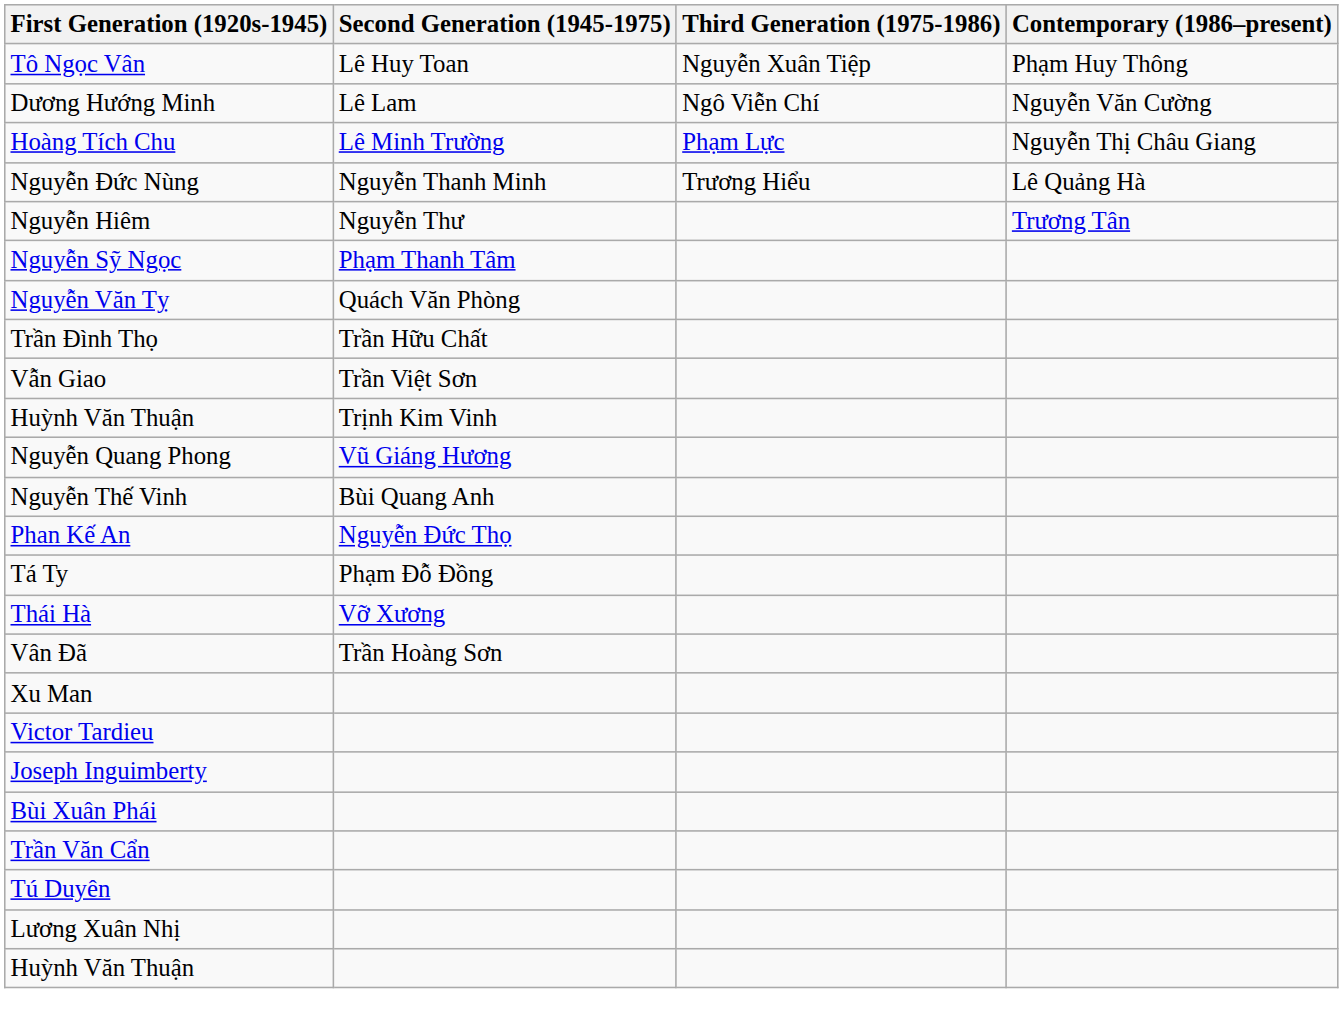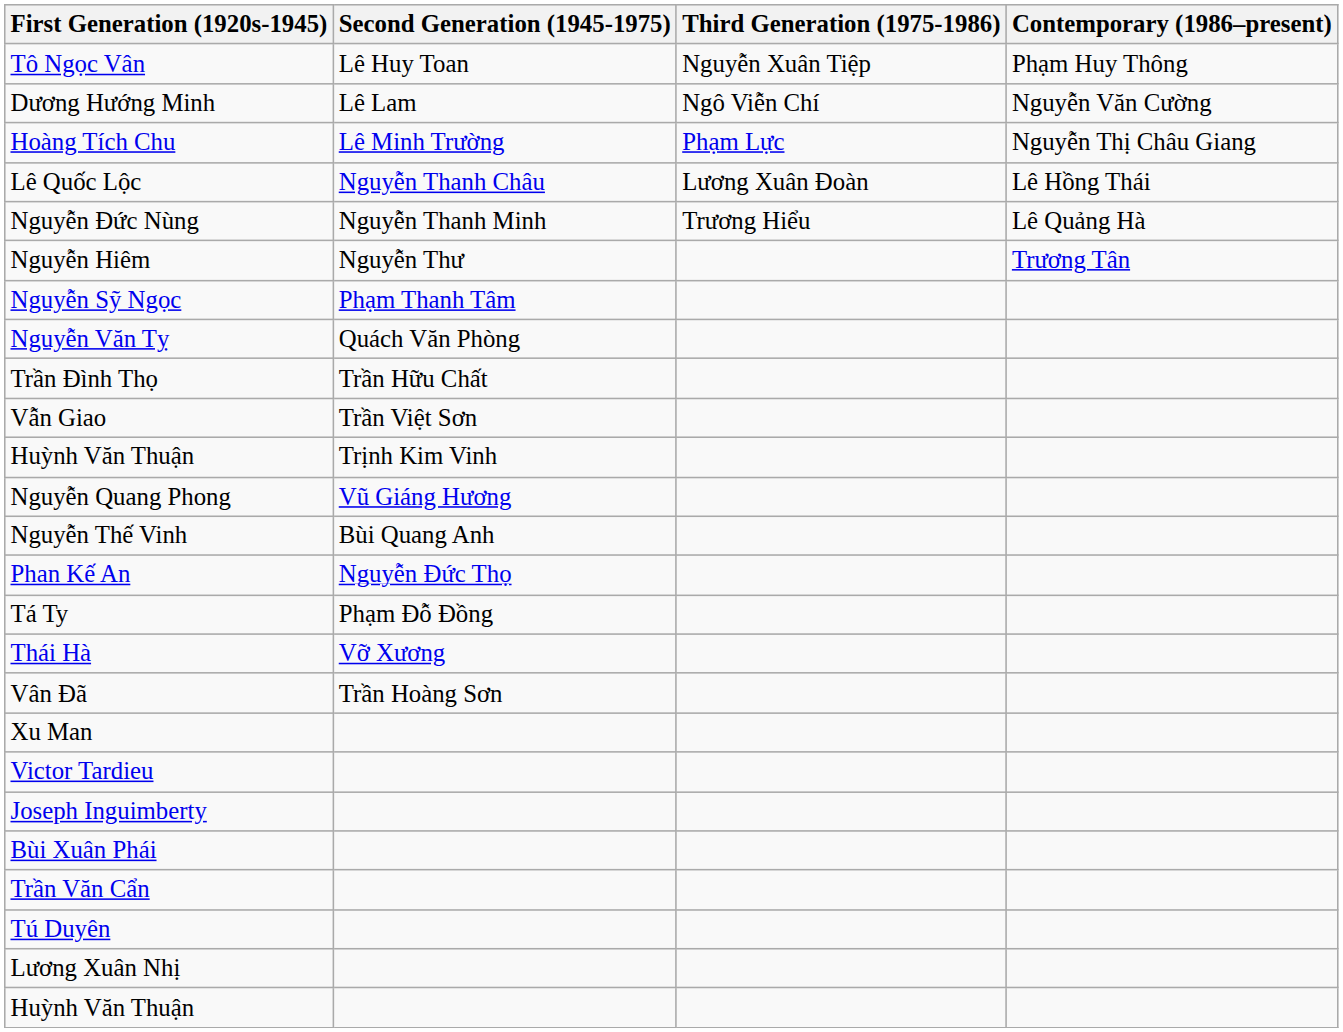+ row: (76, 181)
